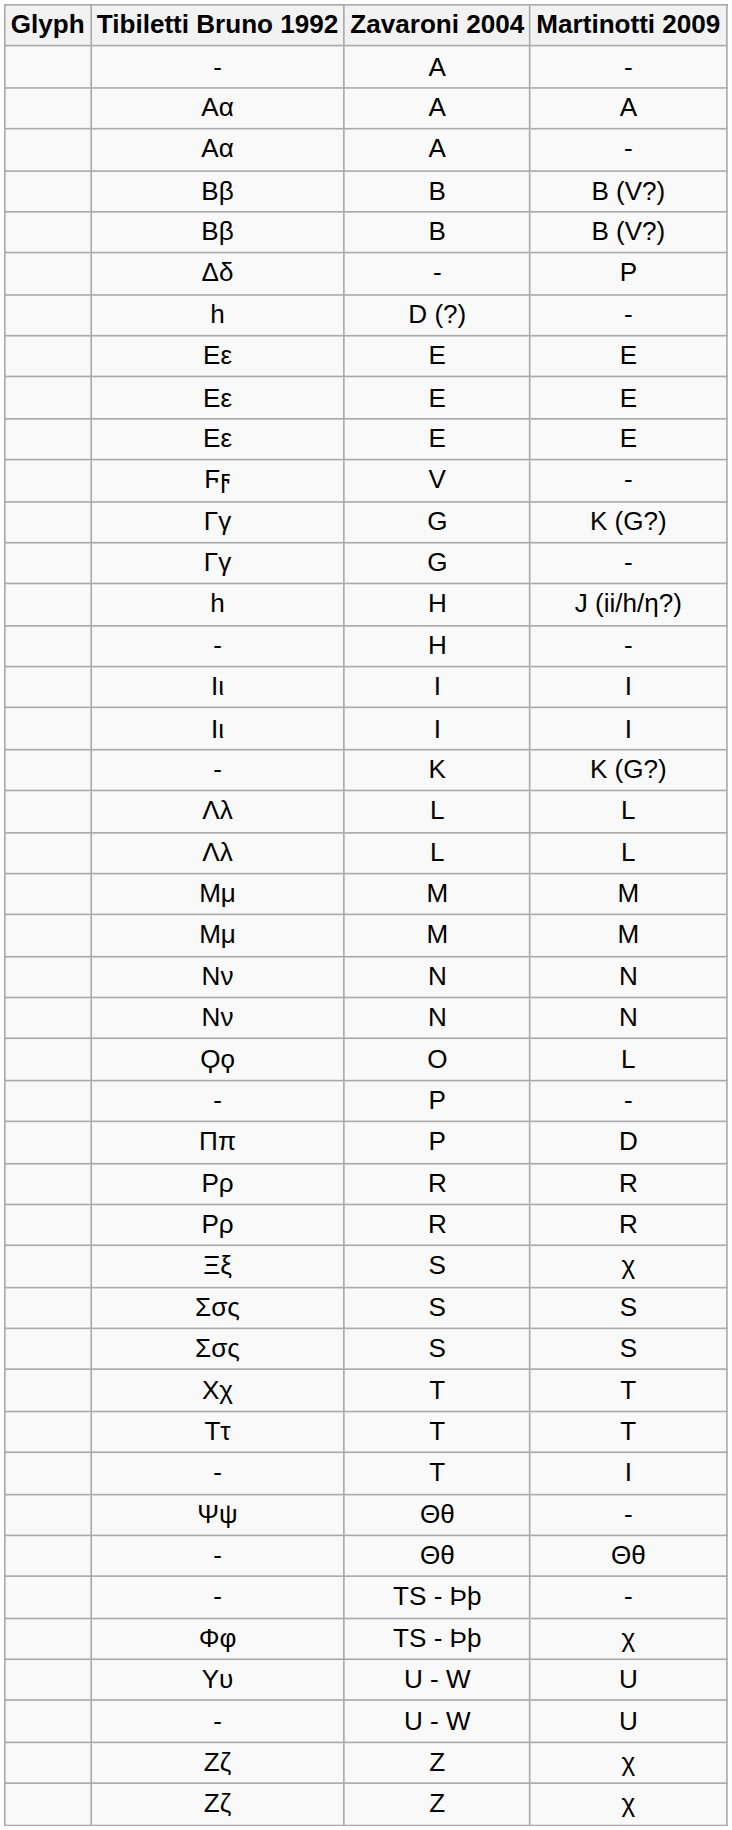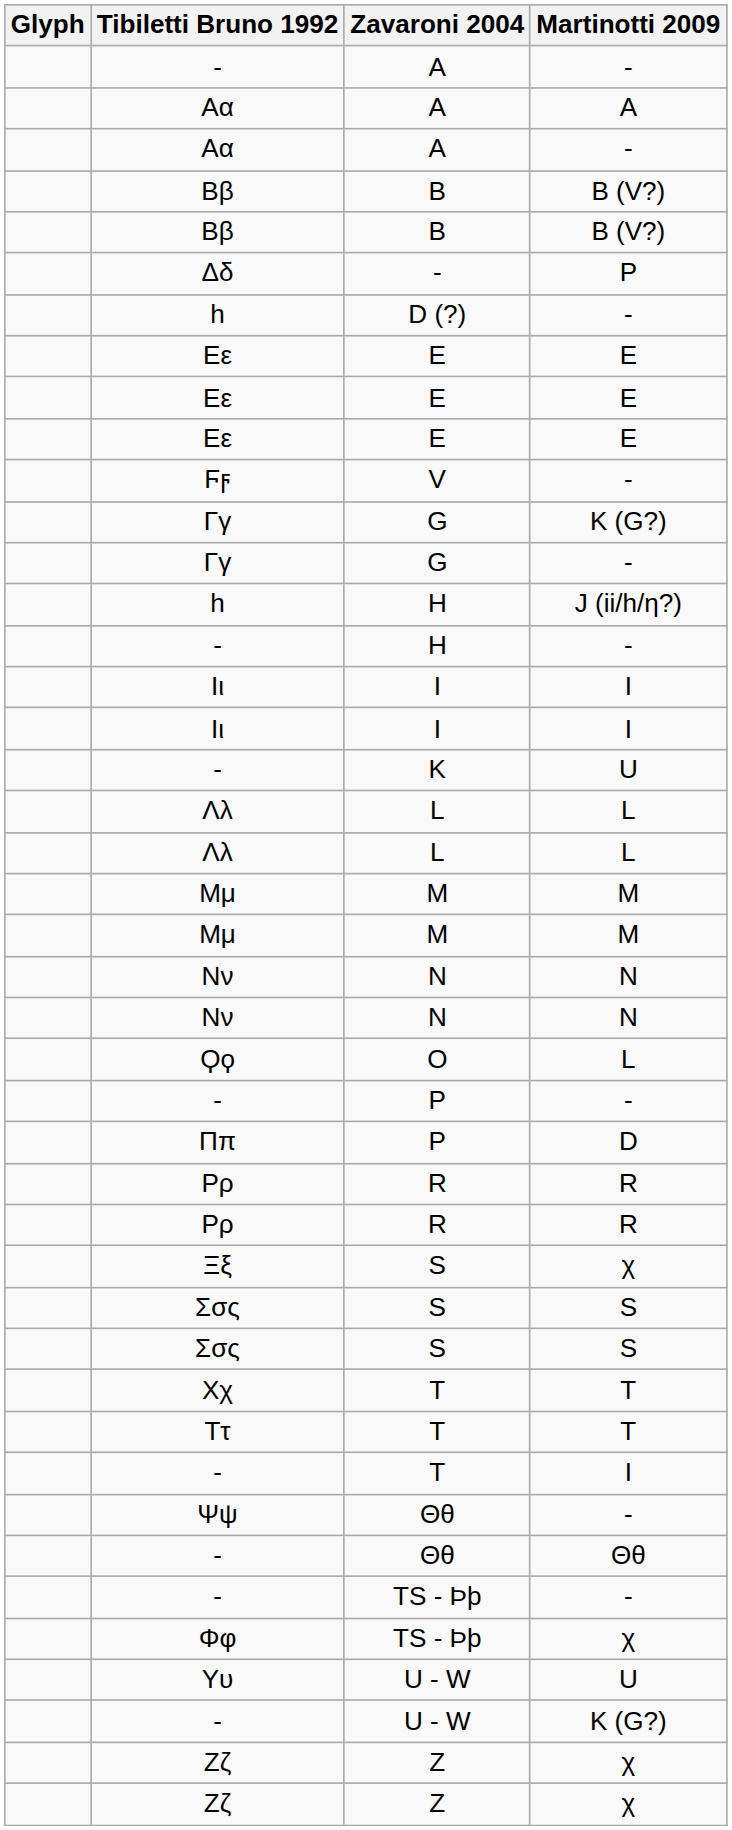(628, 769) K (G?) -> (628, 769) U
(628, 1720) U -> (628, 1720) K (G?)
